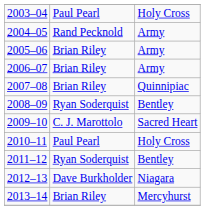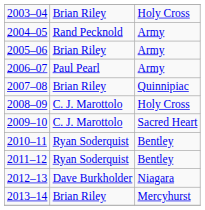(76, 13) Paul Pearl -> (79, 13) Brian Riley
(79, 68) Brian Riley -> (76, 68) Paul Pearl
(91, 104) Ryan Soderquist -> (88, 104) C. J. Marottolo
(156, 104) Bentley -> (164, 104) Holy Cross
(76, 141) Paul Pearl -> (91, 141) Ryan Soderquist
(164, 141) Holy Cross -> (156, 141) Bentley
